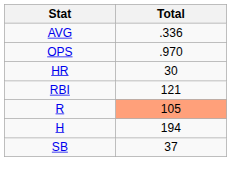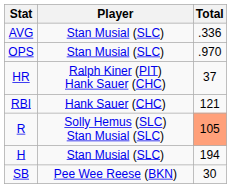+ column: (115, 14)
(171, 71) 30 -> (210, 77) 37
(171, 147) 37 -> (210, 174) 30
